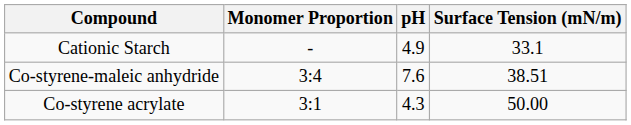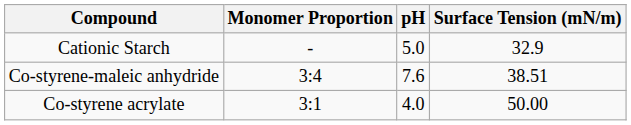(413, 47) 4.9 -> (413, 47) 5.0
(528, 47) 33.1 -> (528, 47) 32.9
(413, 104) 4.3 -> (413, 104) 4.0
